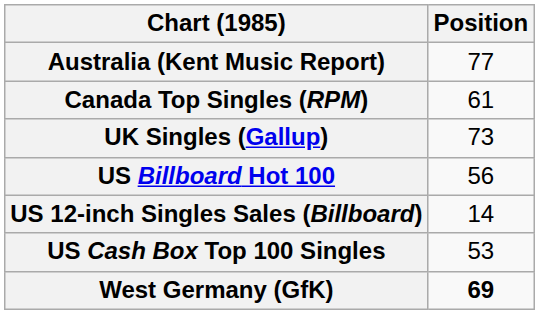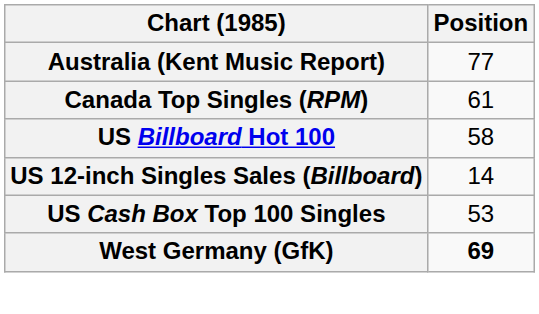- row: (216, 137)
(481, 175) 56 -> (481, 137) 58
